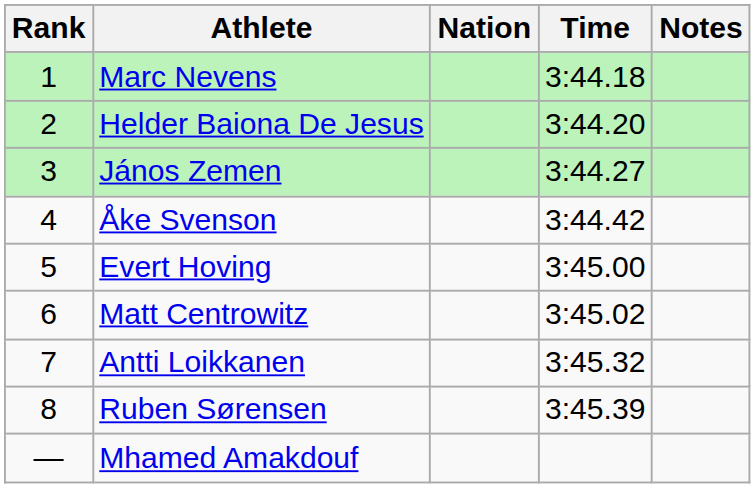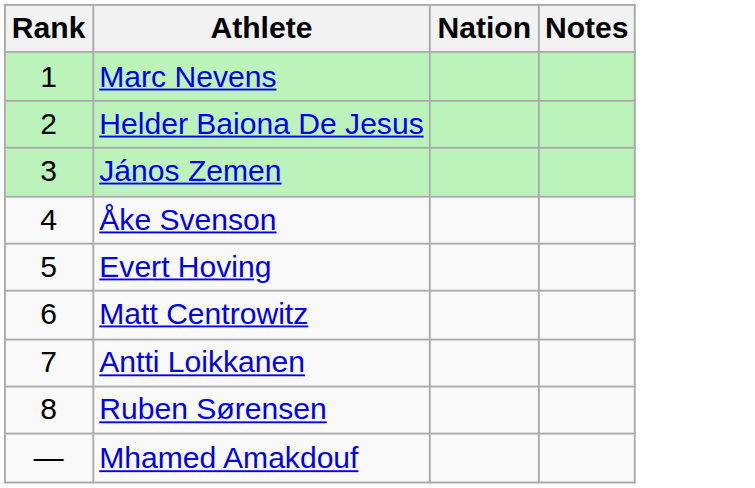- column: (595, 28)
